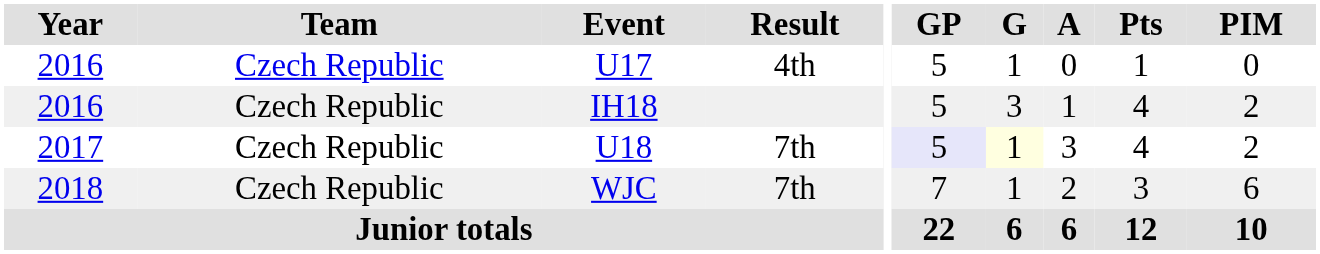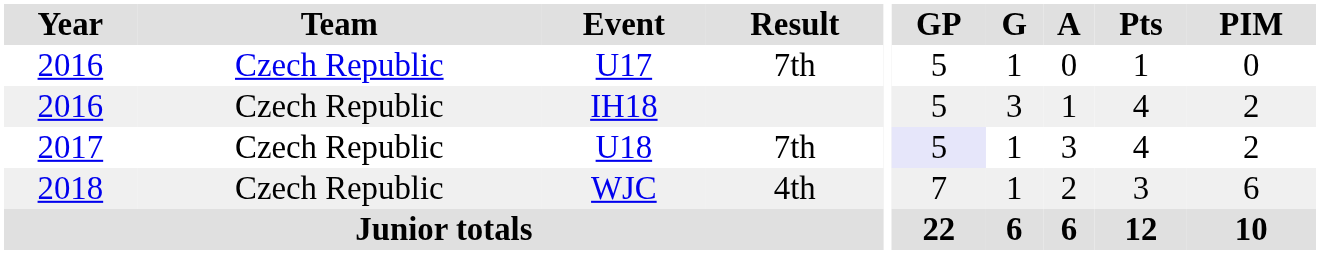(795, 64) 4th -> (795, 64) 7th
(1014, 146) lightyellow background -> (1014, 146) no background
(795, 187) 7th -> (795, 187) 4th
